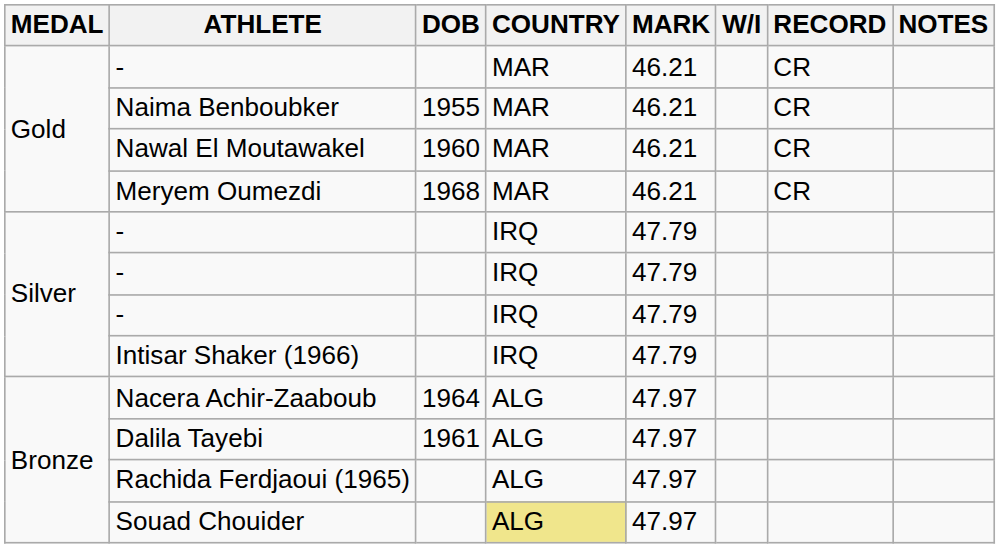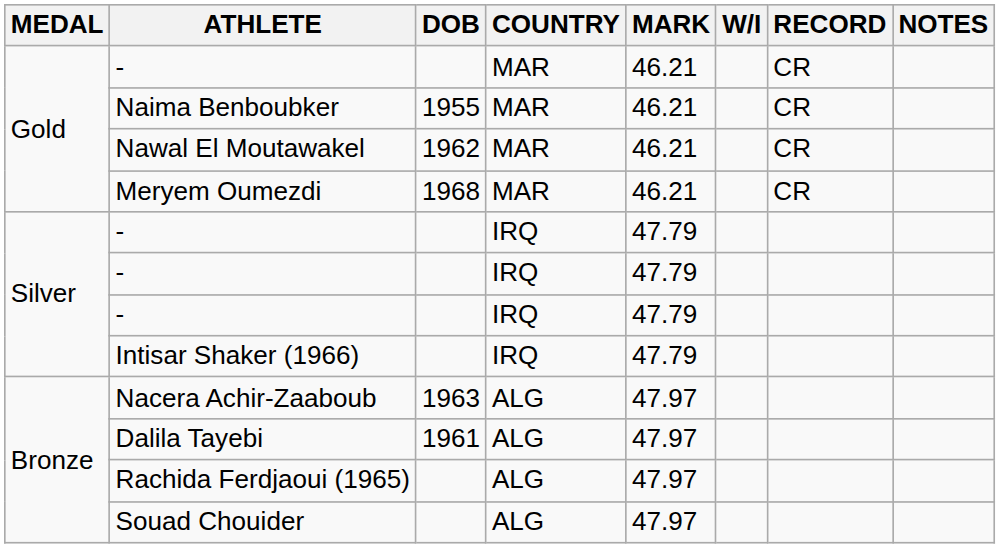(451, 149) 1960 -> (451, 149) 1962
(451, 397) 1964 -> (451, 397) 1963
(518, 521) khaki background -> (518, 521) no background
